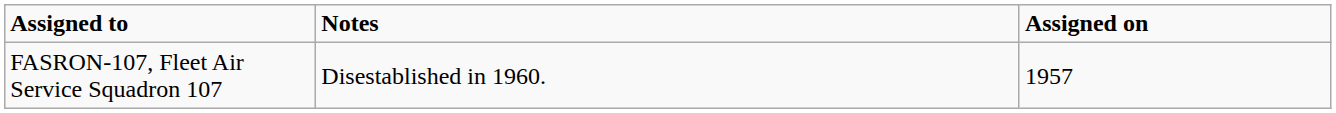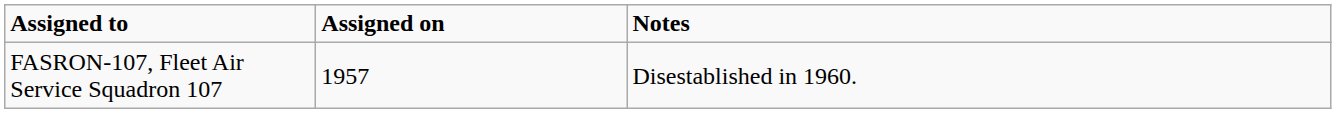columns swapped: (1087, 23) <-> (350, 23)
